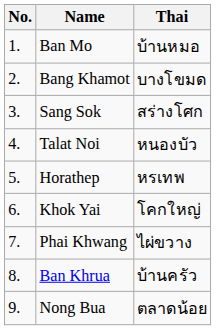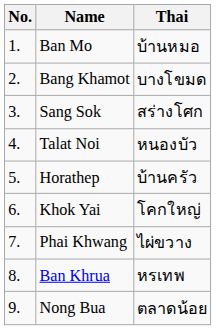(161, 177) หรเทพ -> (167, 177) บ้านครัว
(167, 275) บ้านครัว -> (161, 275) หรเทพ
